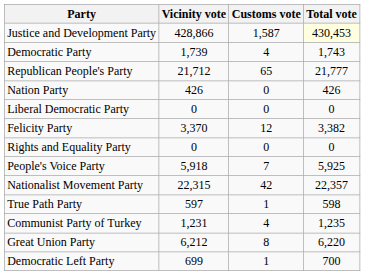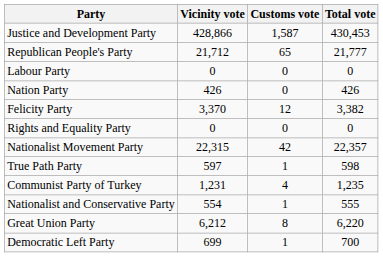(332, 33) lightyellow background -> (350, 33) no background
- row: (49, 52)
+ row: (39, 71)
- row: (68, 109)
- row: (56, 166)
+ row: (91, 204)
